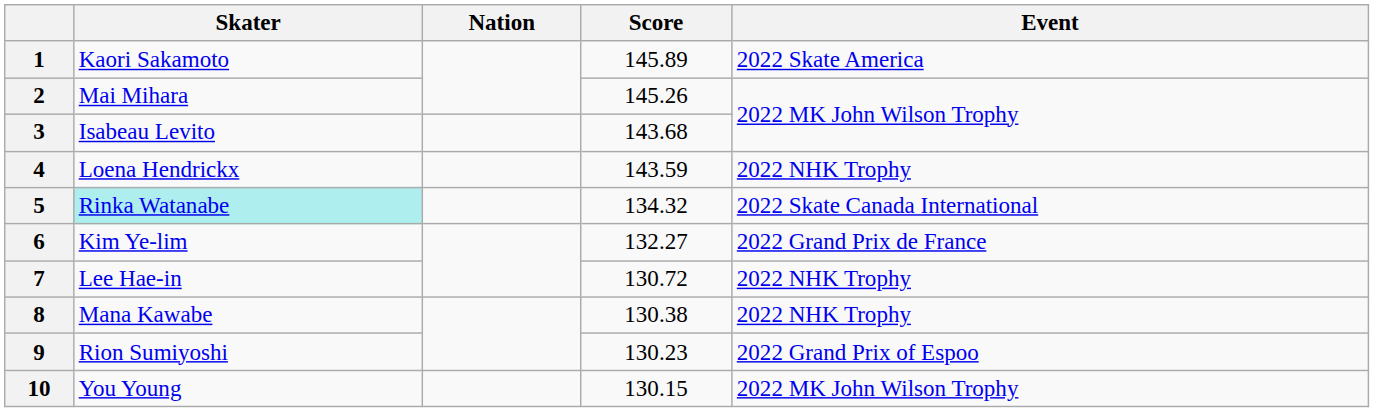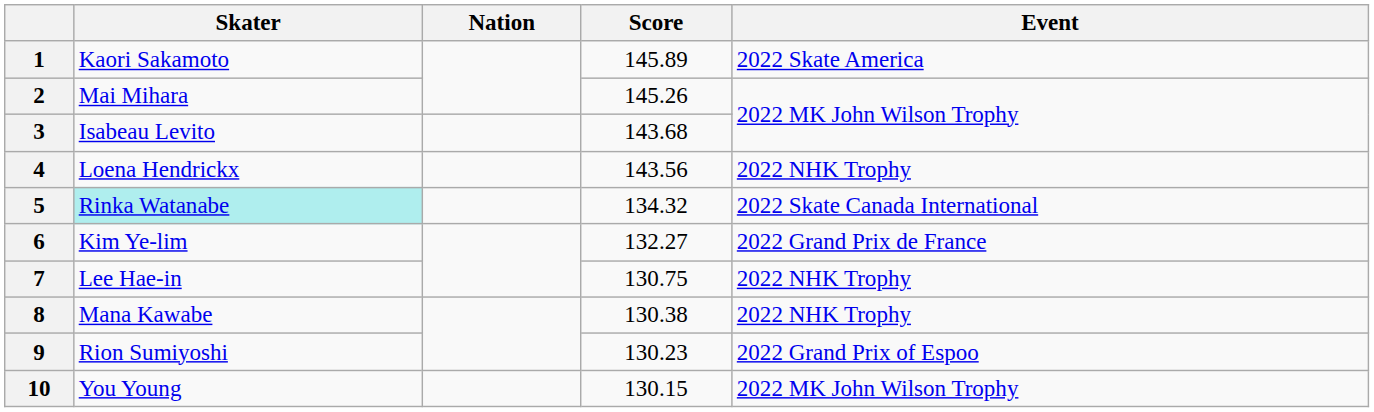(656, 168) 143.59 -> (656, 168) 143.56
(656, 278) 130.72 -> (656, 278) 130.75
